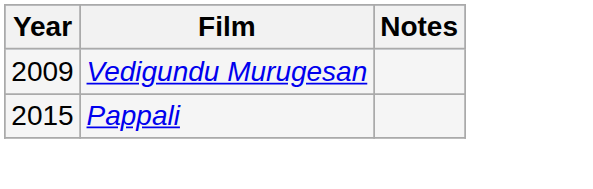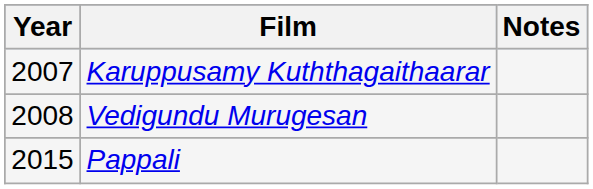+ row: (288, 71)
(42, 71) 2009 -> (42, 115) 2008
